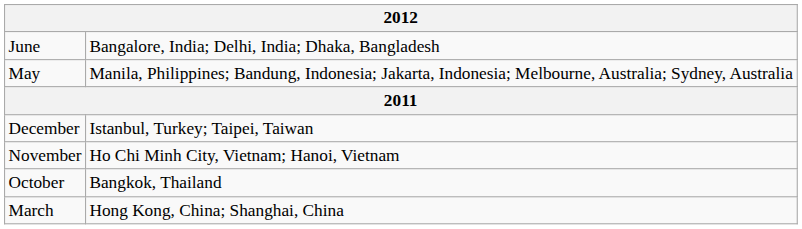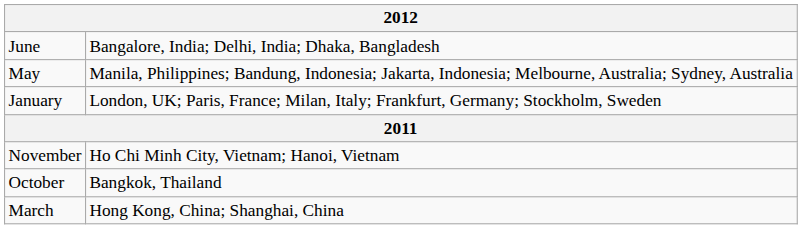+ row: (35, 100)
- row: (44, 127)
